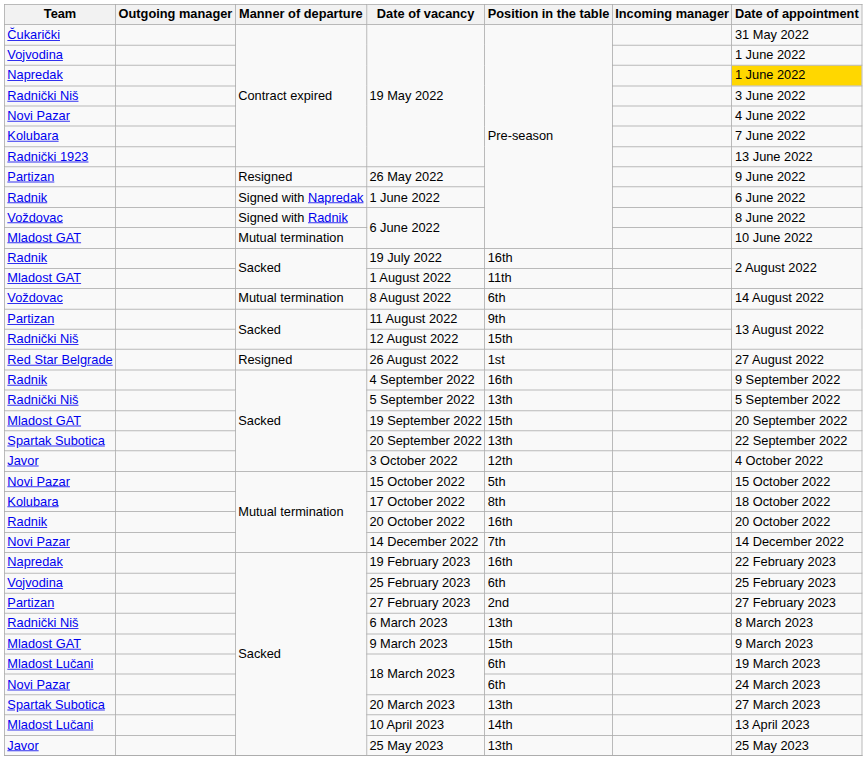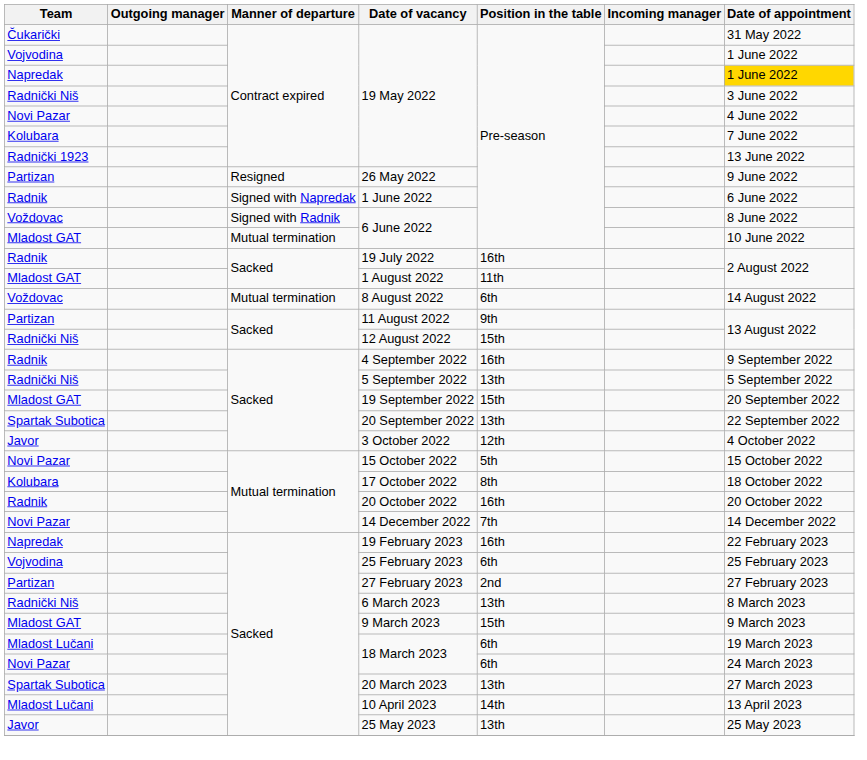- row: (60, 359)
